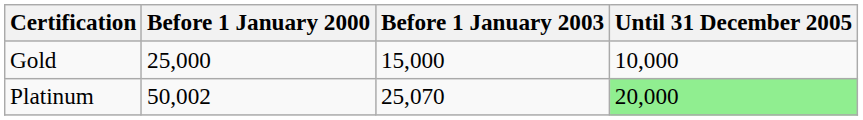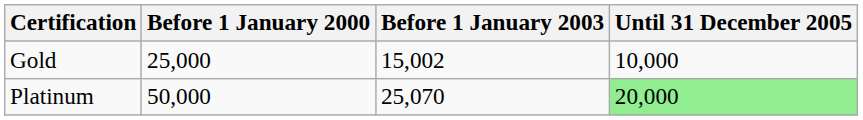(413, 59) 15,000 -> (413, 59) 15,002
(179, 96) 50,002 -> (179, 96) 50,000
